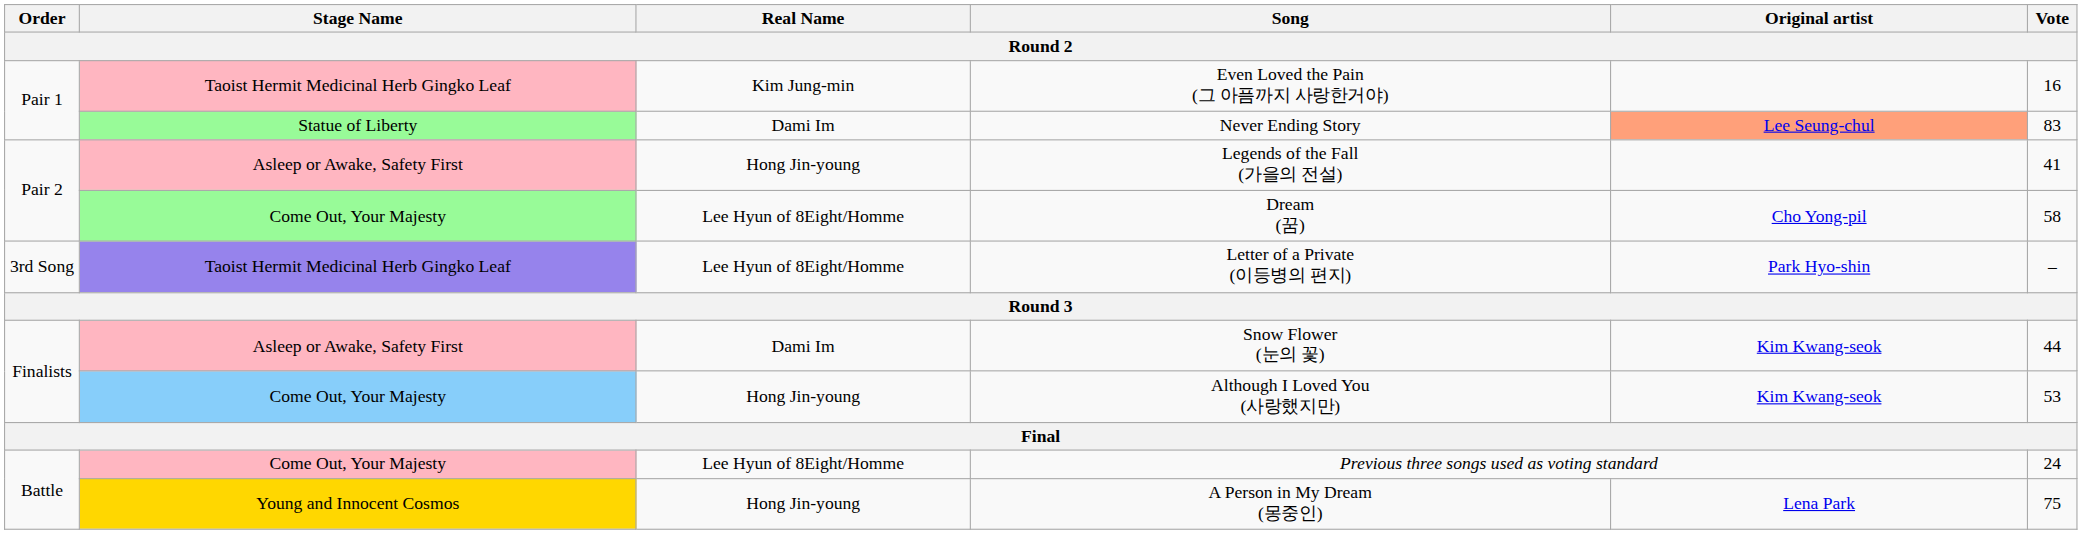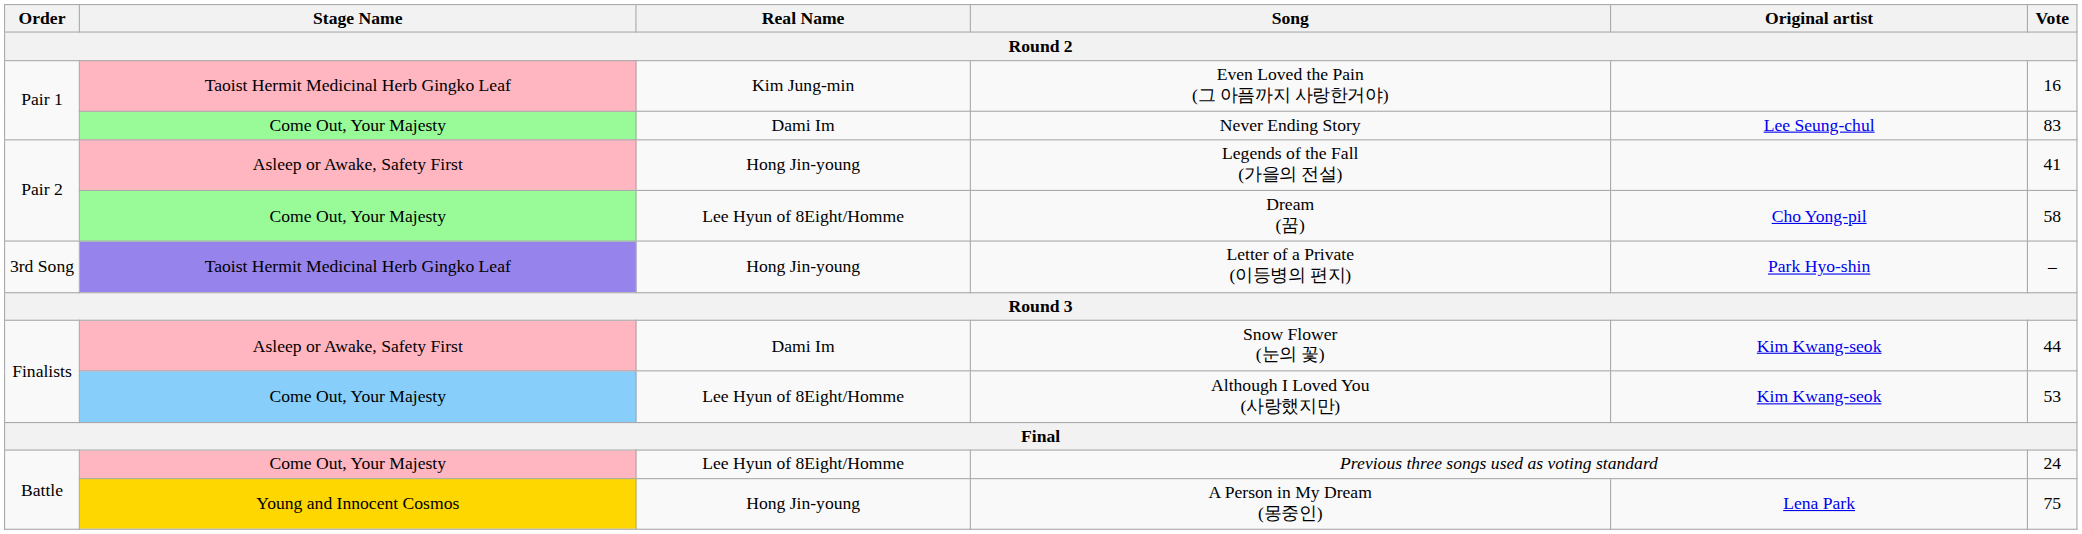(358, 125) Statue of Liberty -> (358, 125) Come Out, Your Majesty
(1819, 125) lightsalmon background -> (1819, 125) no background
(803, 266) Lee Hyun of 8Eight/Homme -> (803, 266) Hong Jin-young
(803, 396) Hong Jin-young -> (803, 396) Lee Hyun of 8Eight/Homme
